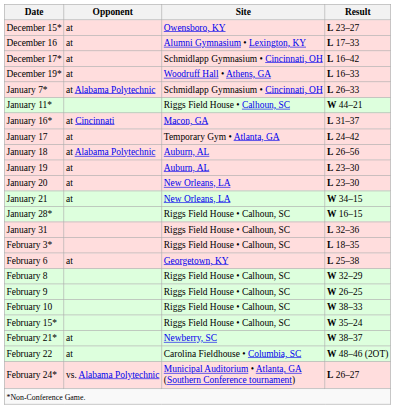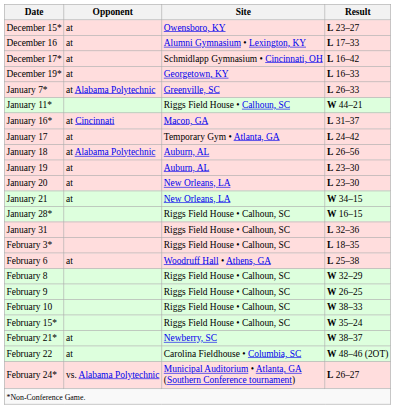(217, 74) Woodruff Hall • Athens, GA -> (196, 74) Georgetown, KY
(243, 90) Schmidlapp Gymnasium • Cincinnati, OH -> (192, 90) Greenville, SC
(196, 261) Georgetown, KY -> (217, 261) Woodruff Hall • Athens, GA
